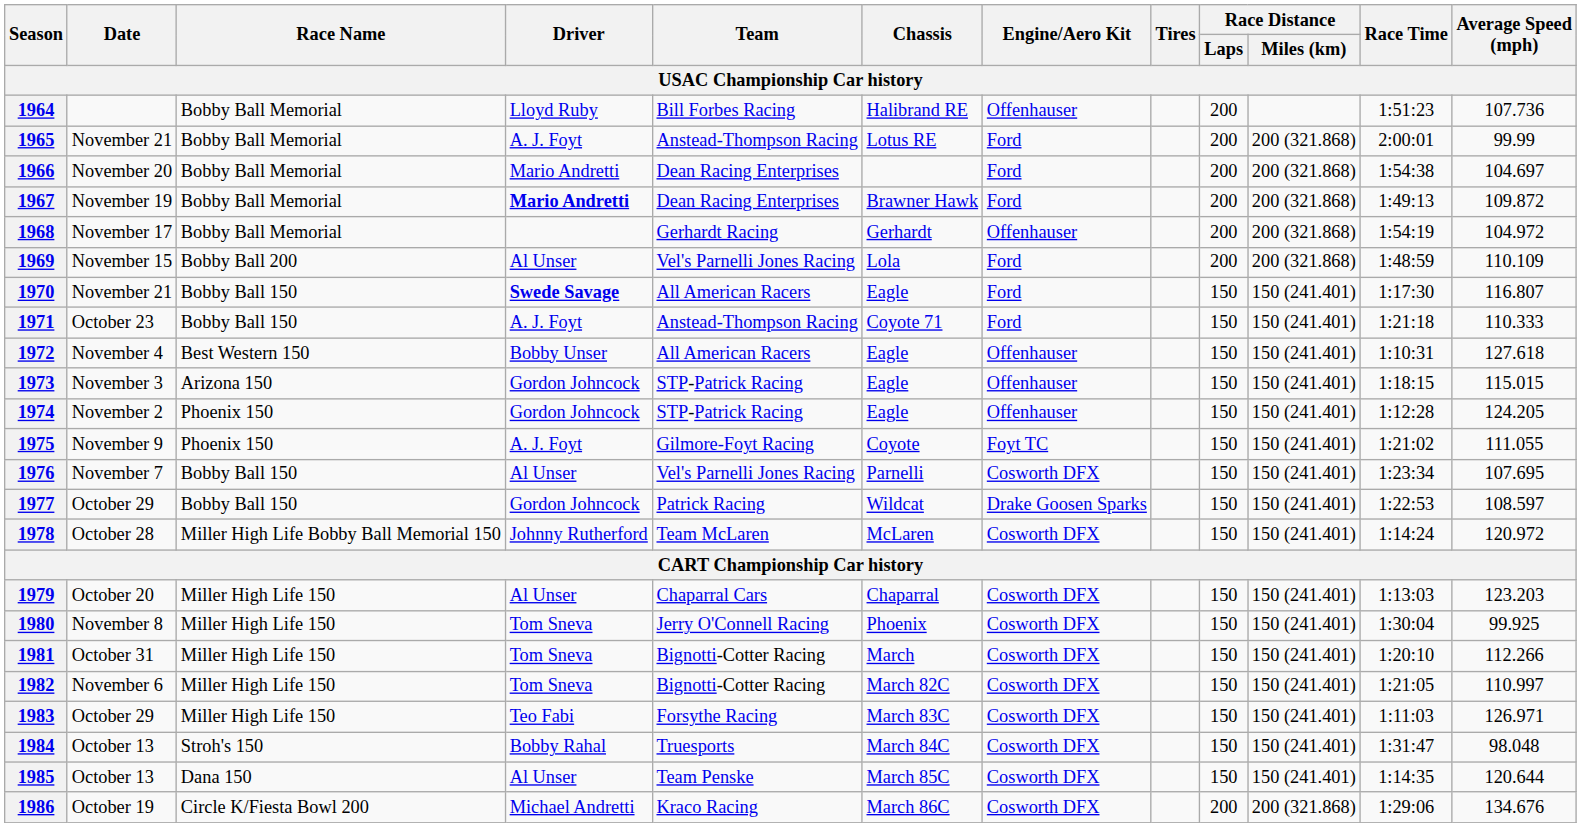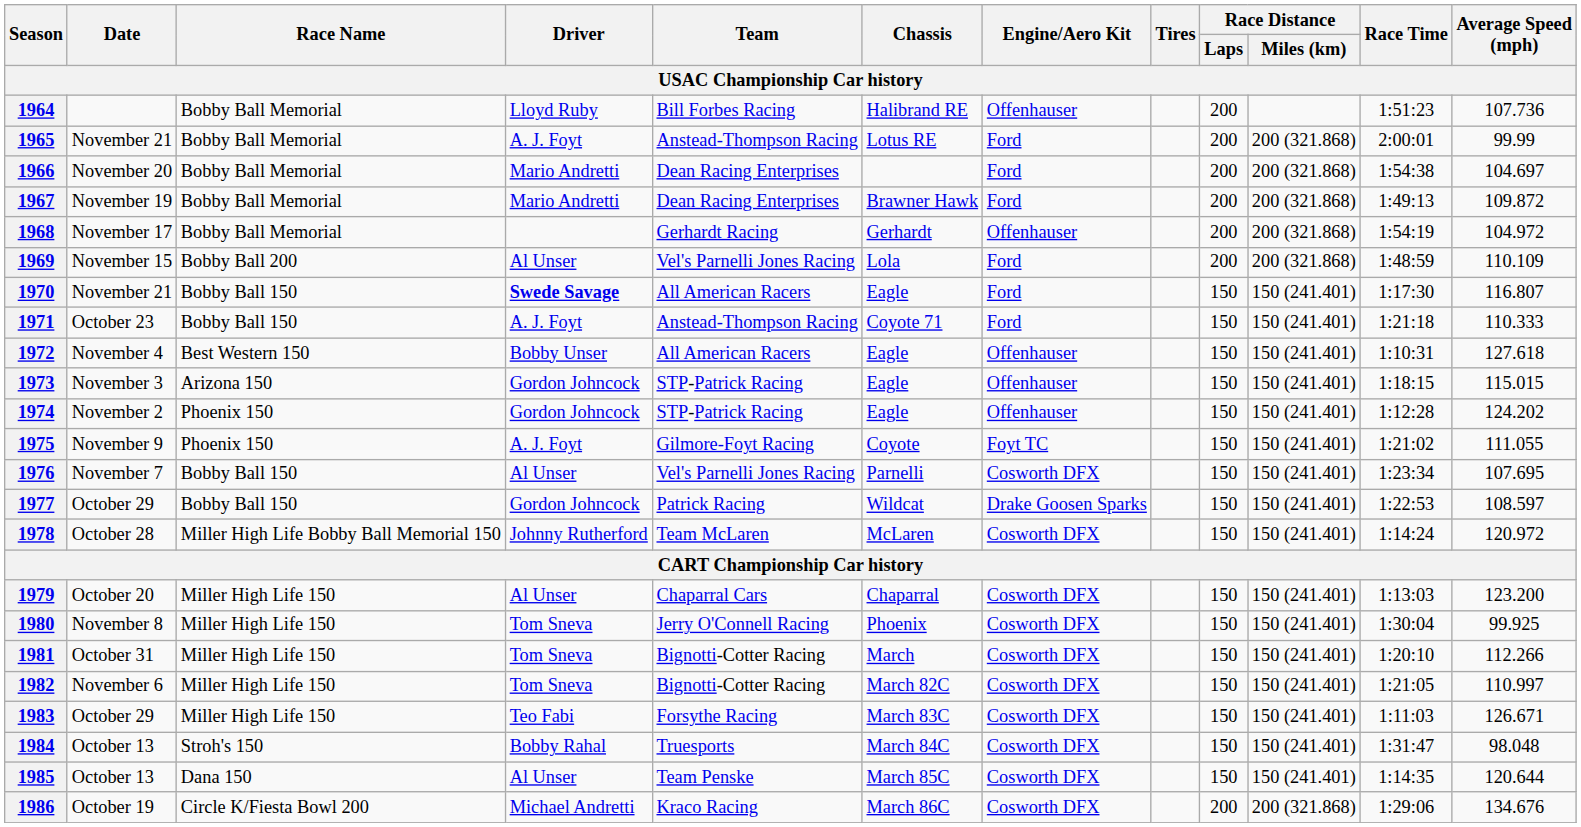(569, 200) bold -> (564, 200) normal
(1514, 413) 124.205 -> (1514, 413) 124.202
(1514, 594) 123.203 -> (1514, 594) 123.200
(1514, 715) 126.971 -> (1514, 715) 126.671
